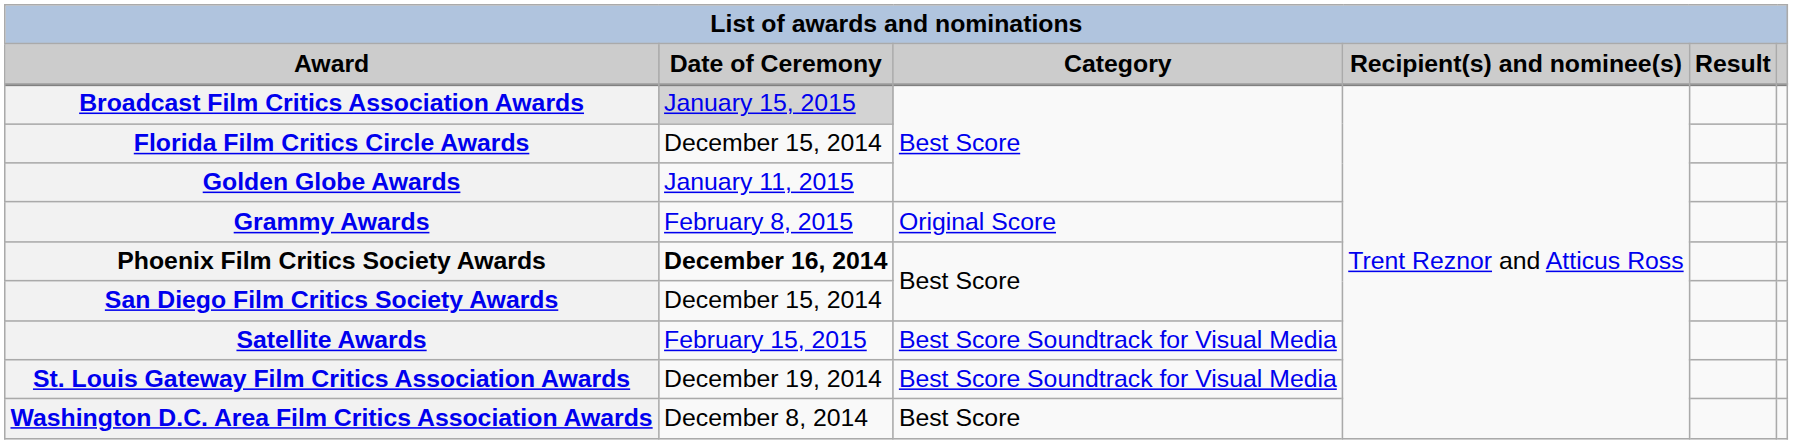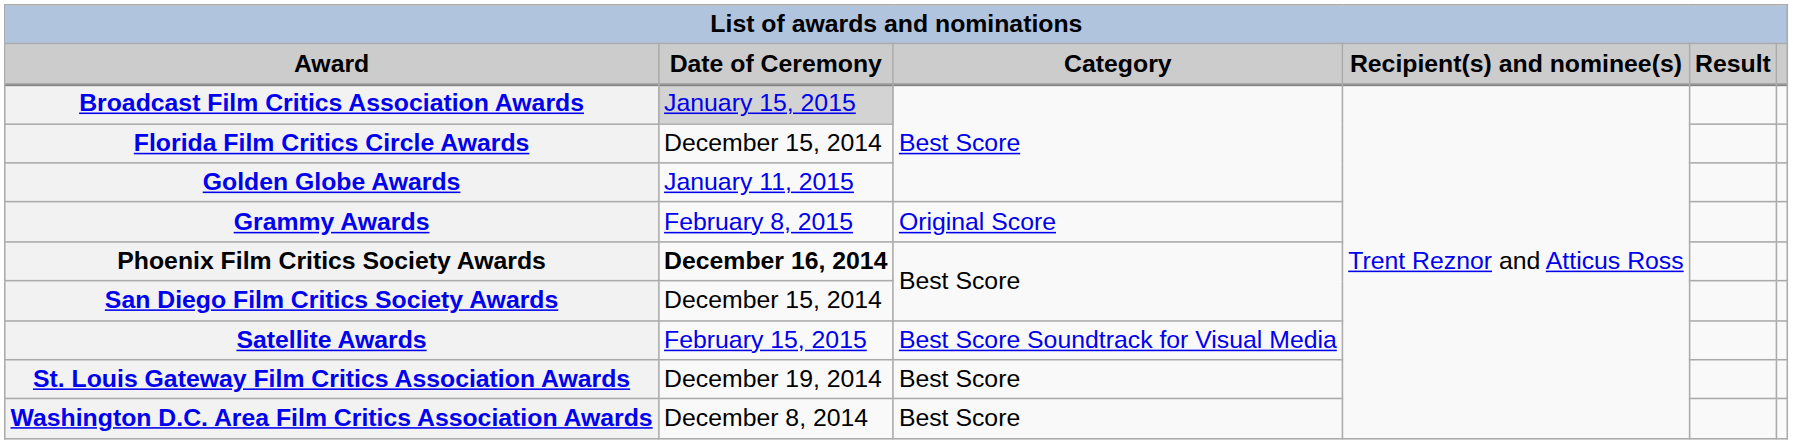(1118, 378) Best Score Soundtrack for Visual Media -> (960, 378) Best Score
